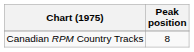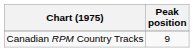(167, 39) 8 -> (167, 39) 9
